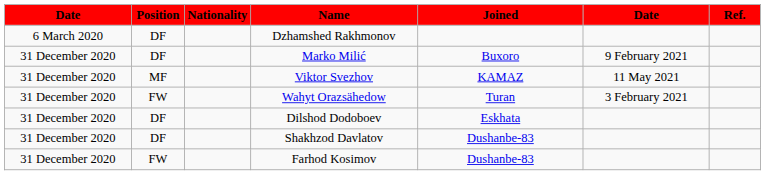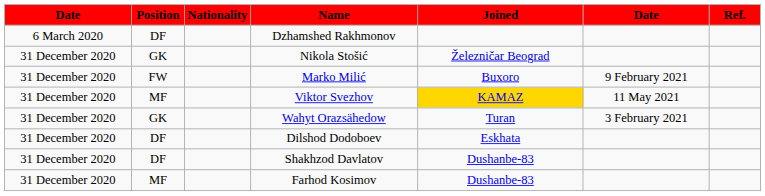+ row: (334, 56)
(158, 56) DF -> (158, 77) FW
(500, 77) no background -> (500, 97) gold background
(158, 97) FW -> (158, 118) GK
(158, 159) FW -> (158, 180) MF
